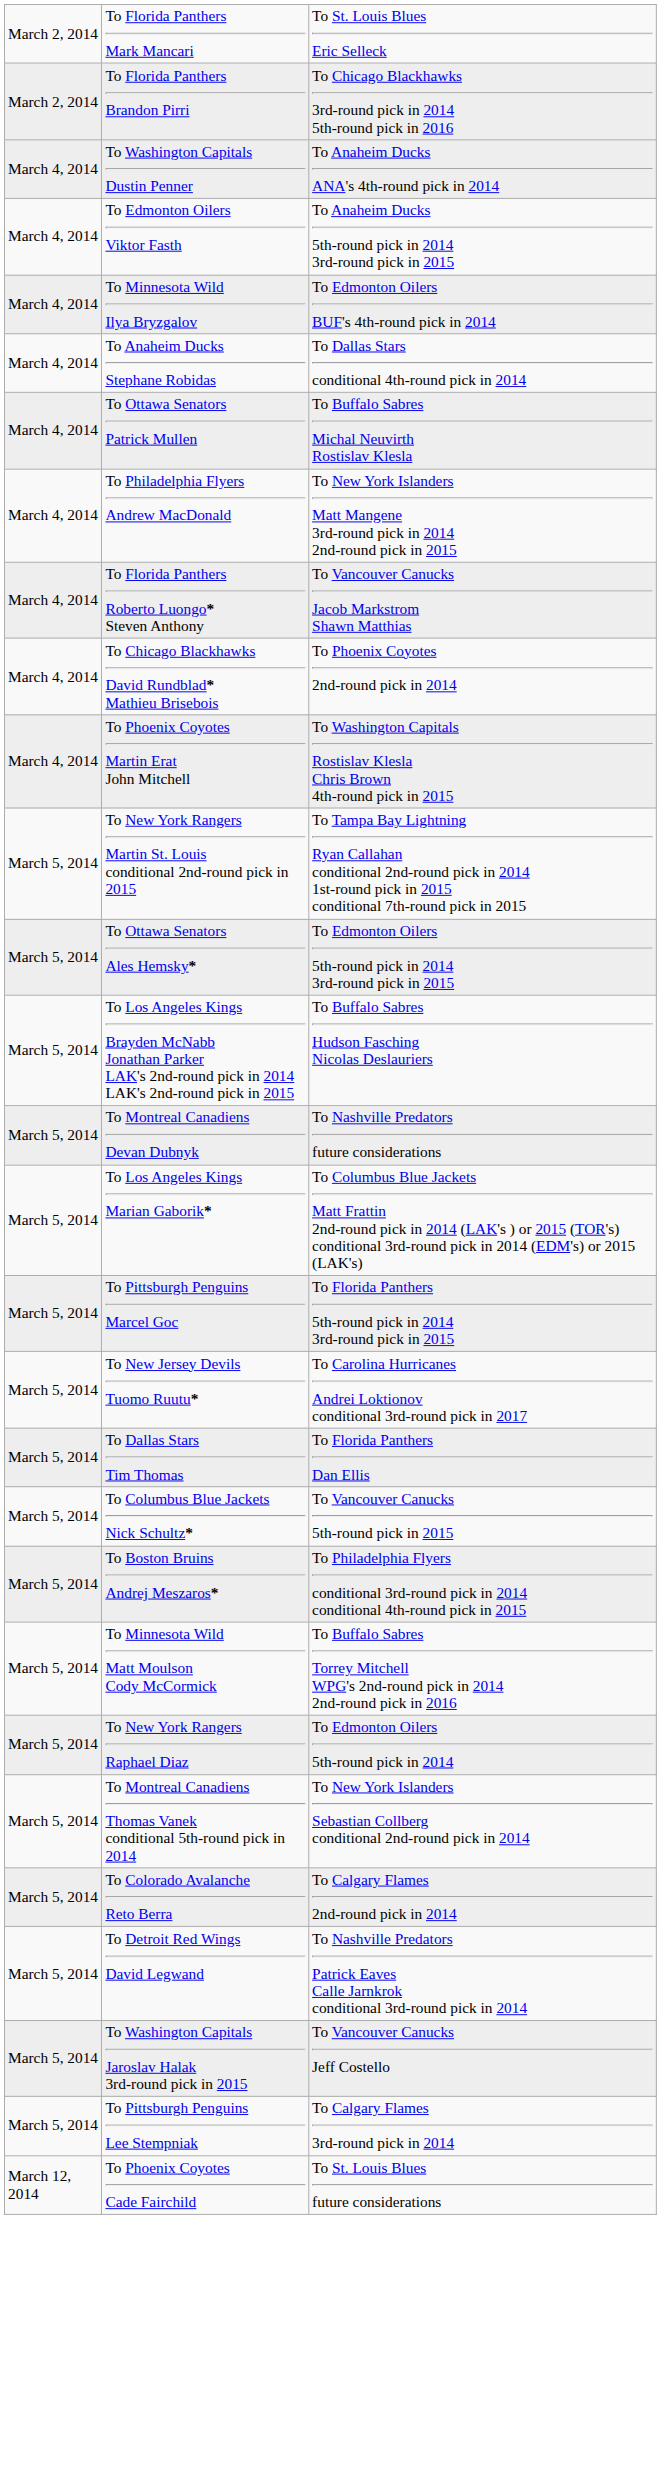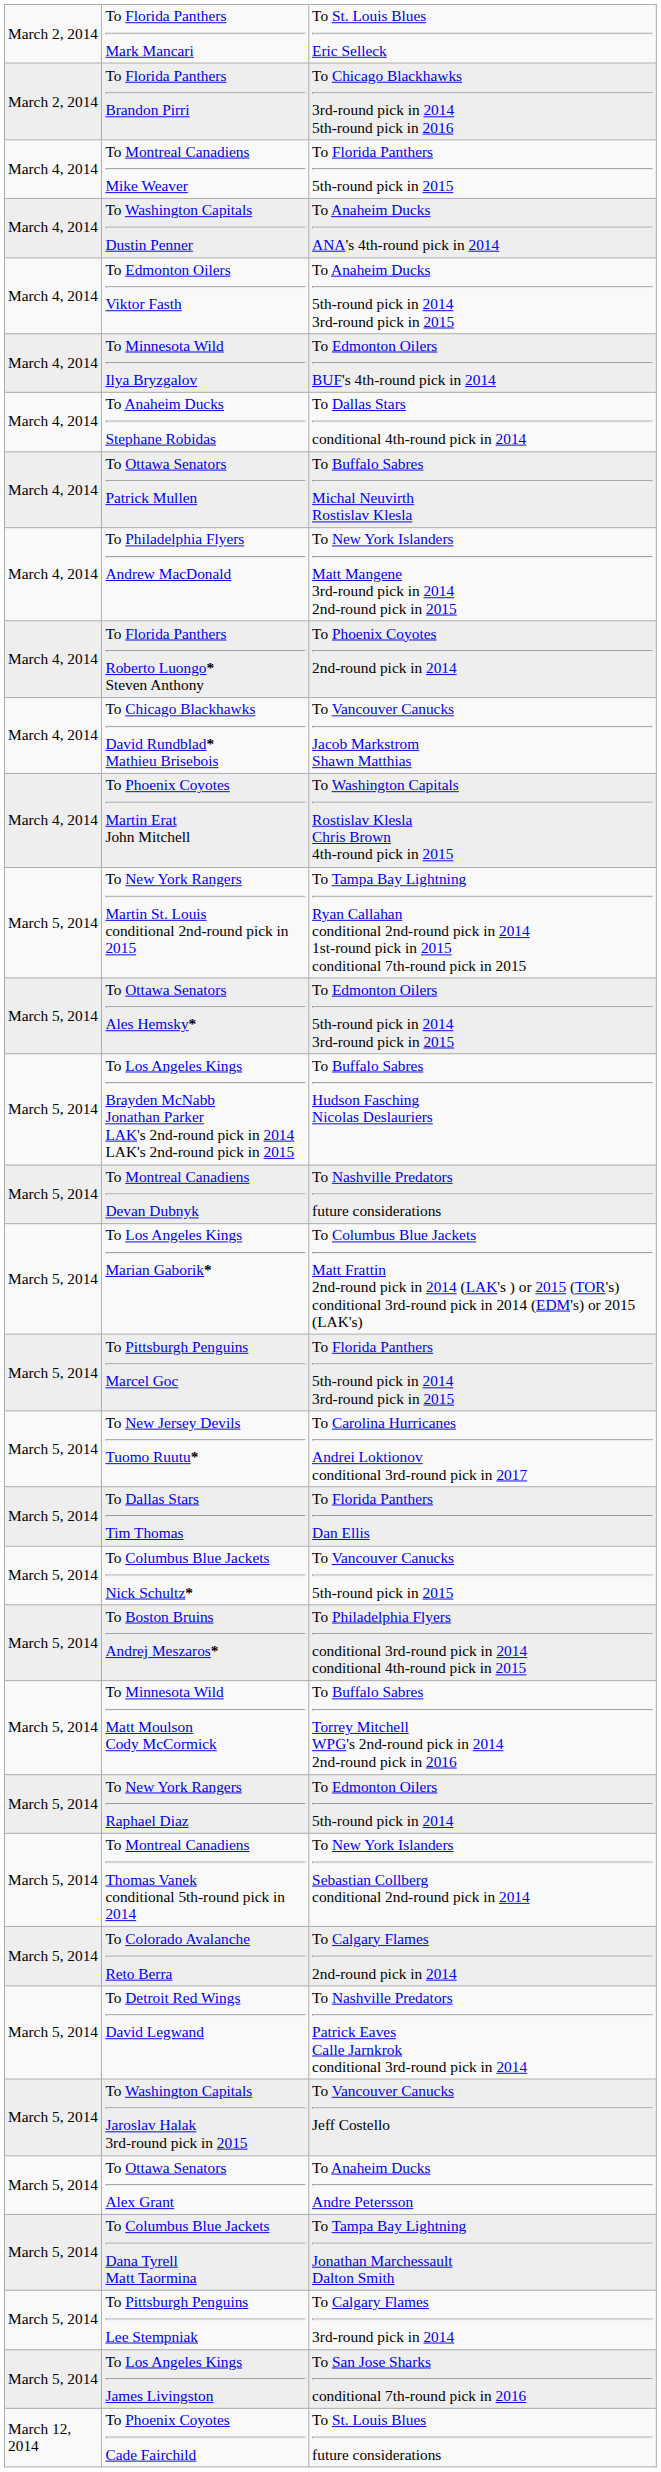+ row: (205, 169)
(482, 600) To Vancouver Canucks Jacob Markstrom Shawn Matthias -> (482, 650) To Phoenix Coyotes 2nd-round pick in 2014
(482, 667) To Phoenix Coyotes 2nd-round pick in 2014 -> (482, 735) To Vancouver Canucks Jacob Markstrom Shawn Matthias
+ row: (205, 2184)
+ row: (205, 2252)
+ row: (205, 2378)
